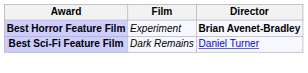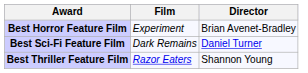(249, 28) bold -> (249, 28) normal
+ row: (67, 60)
